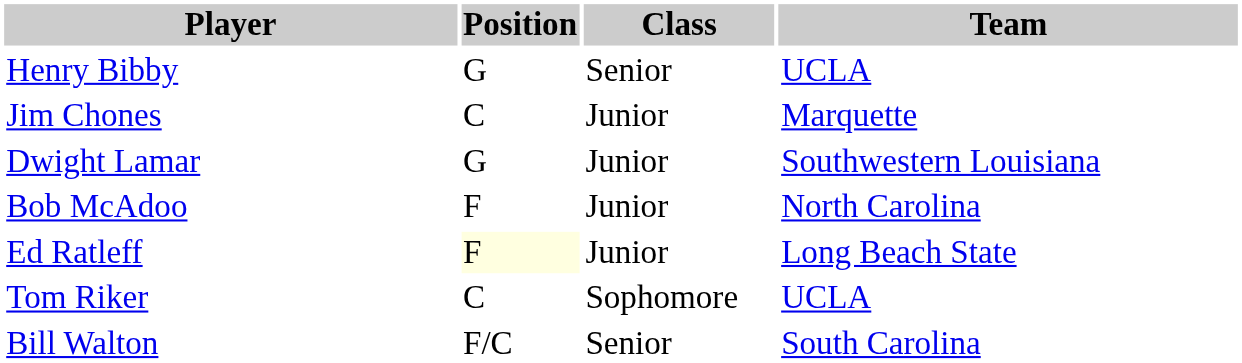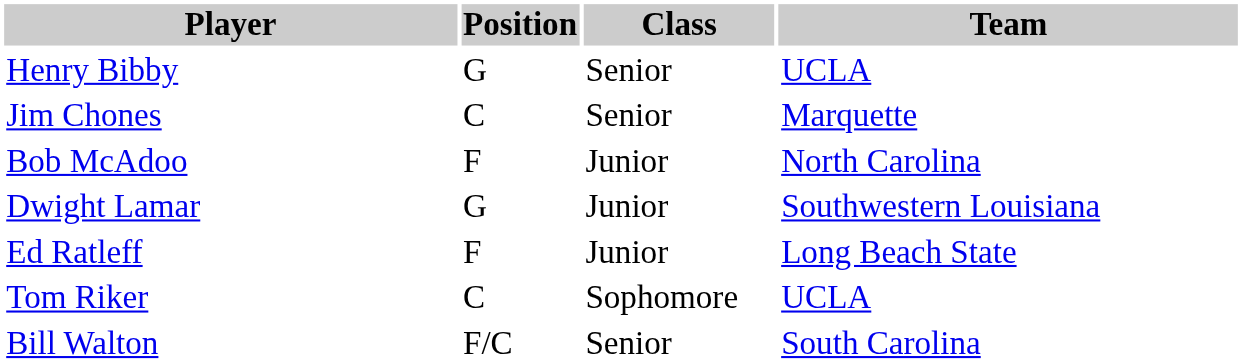(627, 115) Junior -> (629, 115) Senior
rows swapped: (103, 160) <-> (97, 206)
(472, 252) lightyellow background -> (472, 252) no background
